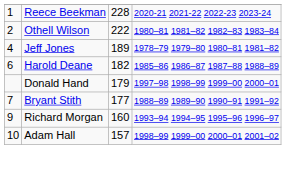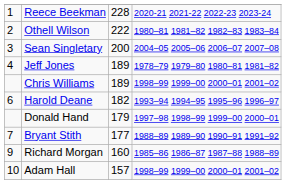+ row: (63, 48)
+ row: (59, 83)
(206, 66) 1985–86 1986–87 1987–88 1988–89 -> (206, 101) 1993–94 1994–95 1995–96 1996–97
(206, 118) 1993–94 1994–95 1995–96 1996–97 -> (206, 153) 1985–86 1986–87 1987–88 1988–89
